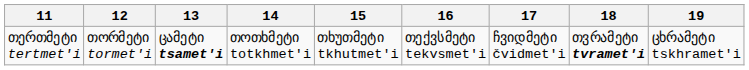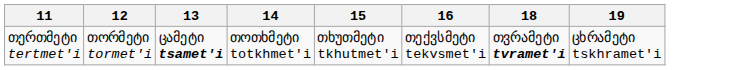- column: (529, 16)
